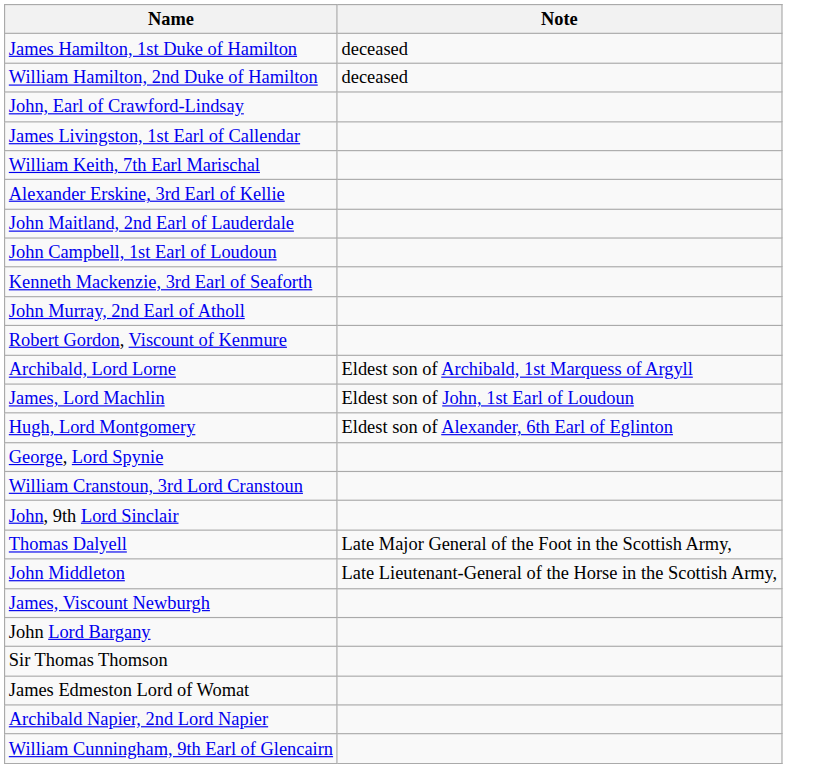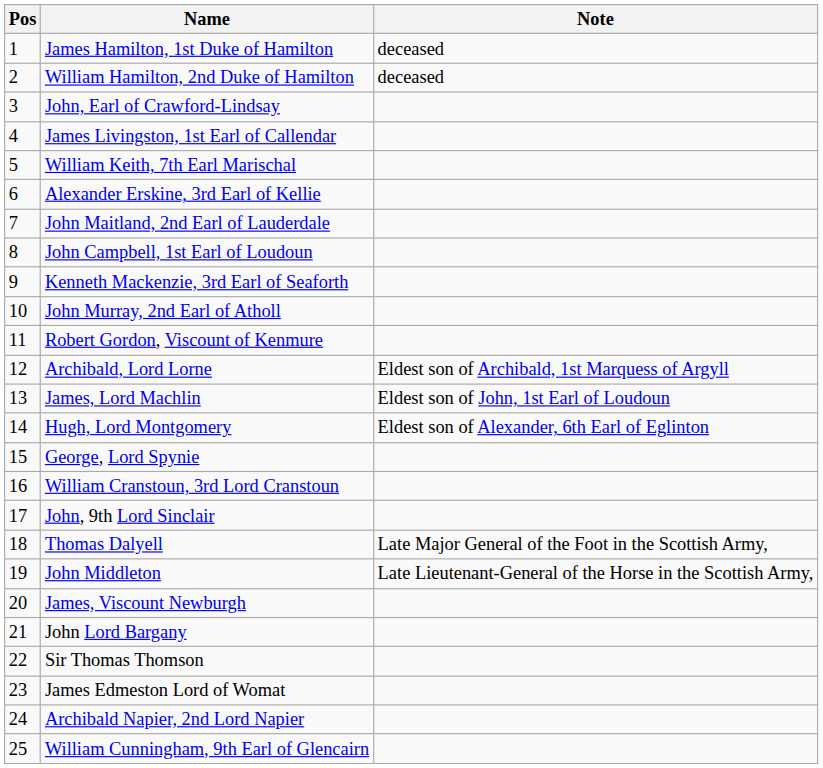+ column: (23, 19)
